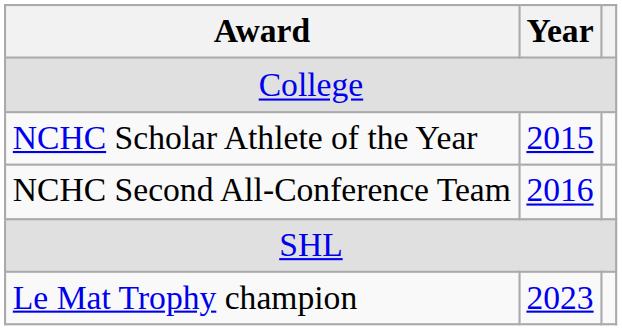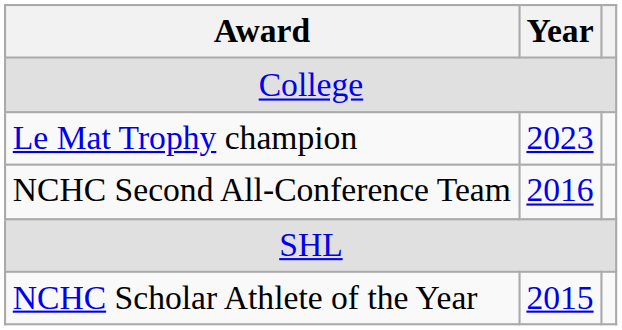rows swapped: (245, 137) <-> (185, 297)
